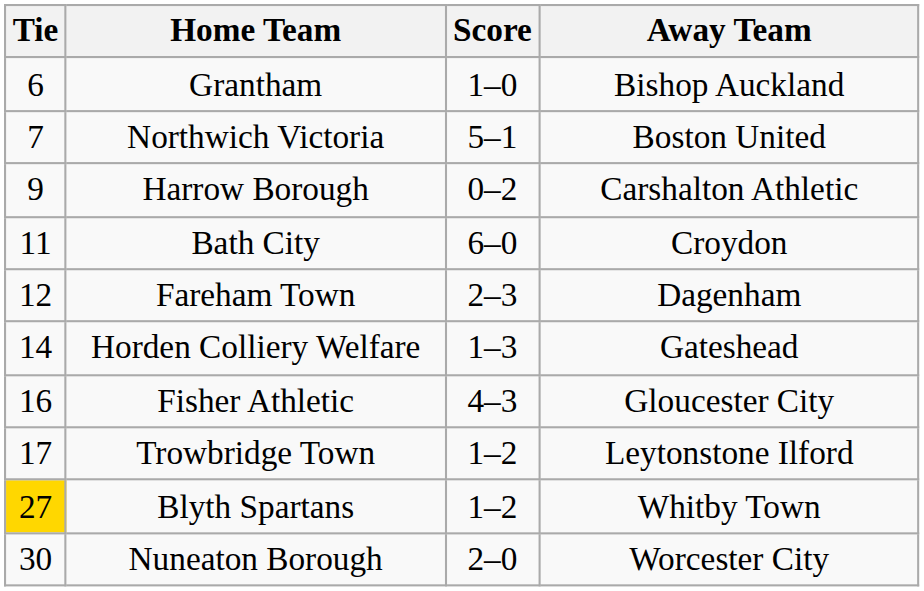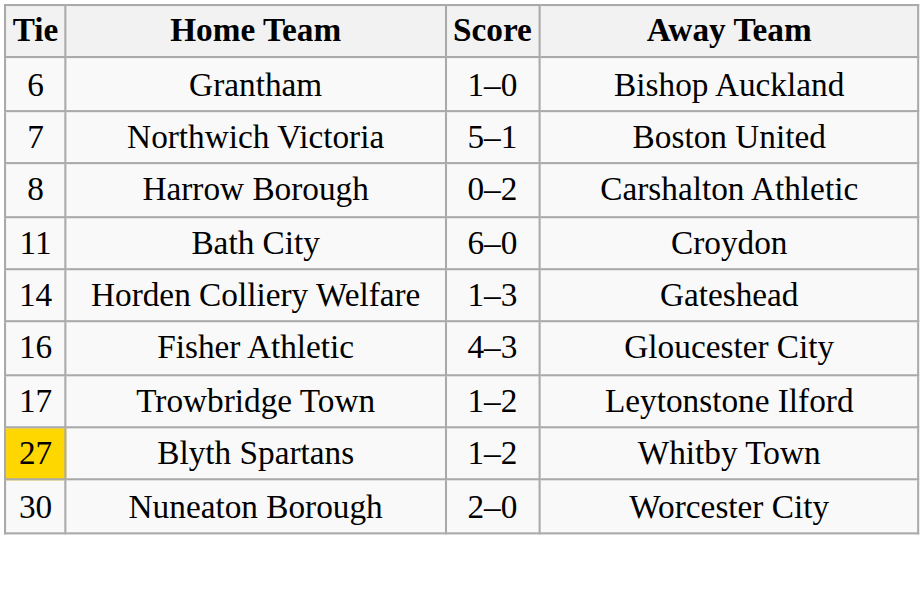(36, 189) 9 -> (36, 189) 8
- row: (256, 294)
